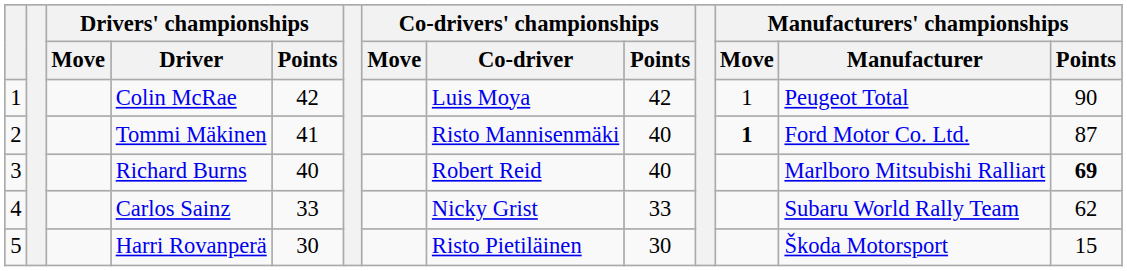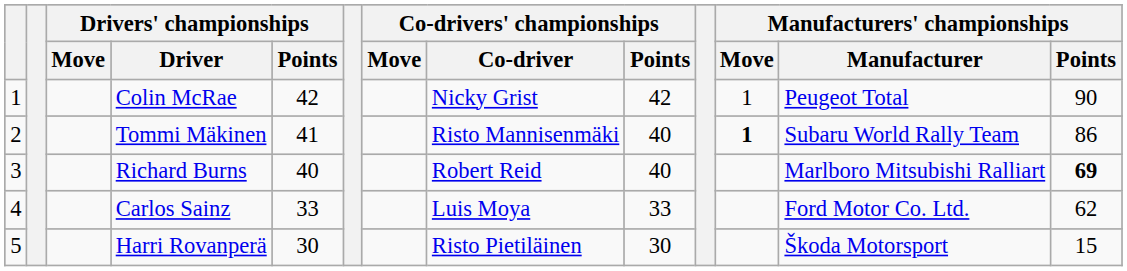(481, 97) Luis Moya -> (485, 97) Nicky Grist
(877, 134) Ford Motor Co. Ltd. -> (902, 134) Subaru World Rally Team
(1086, 134) 87 -> (1086, 134) 86
(485, 208) Nicky Grist -> (481, 208) Luis Moya
(902, 208) Subaru World Rally Team -> (877, 208) Ford Motor Co. Ltd.
